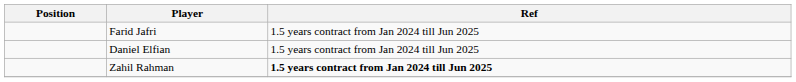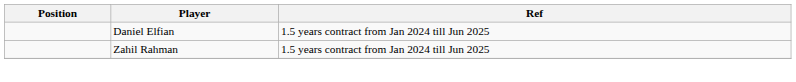- row: (133, 31)
(381, 67) bold -> (385, 49) normal
